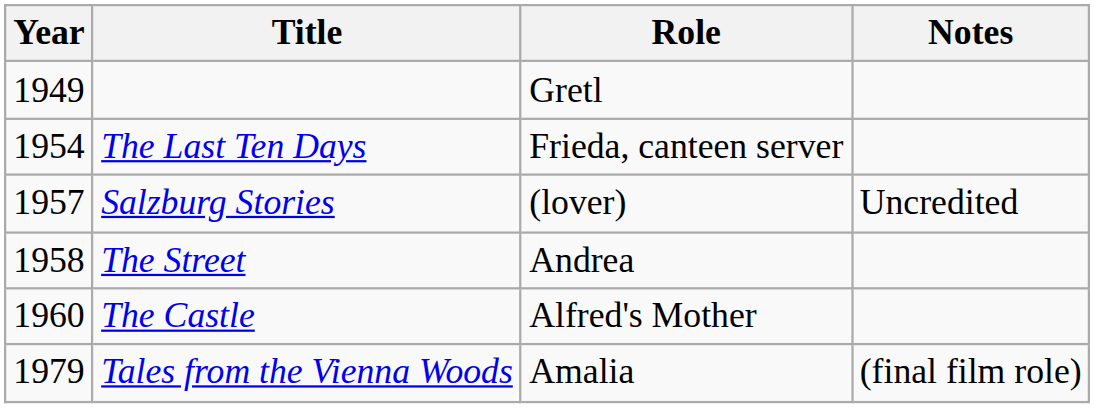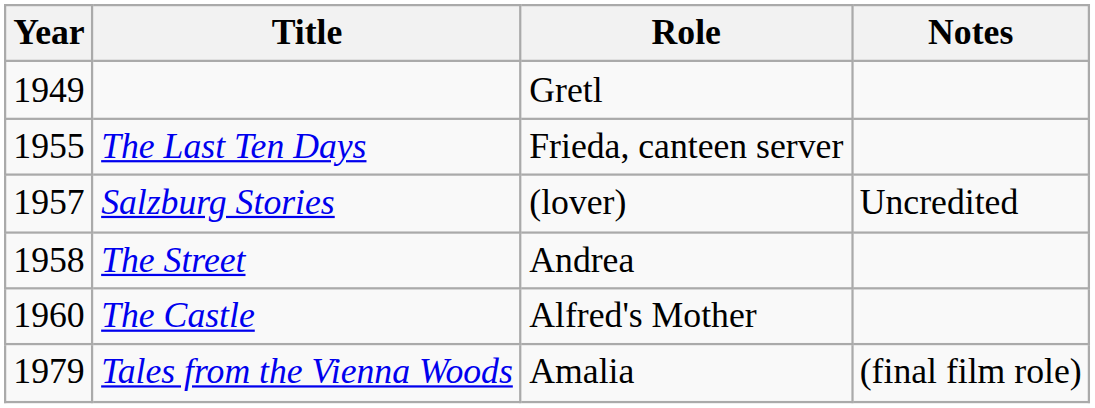(49, 145) 1954 -> (49, 145) 1955
